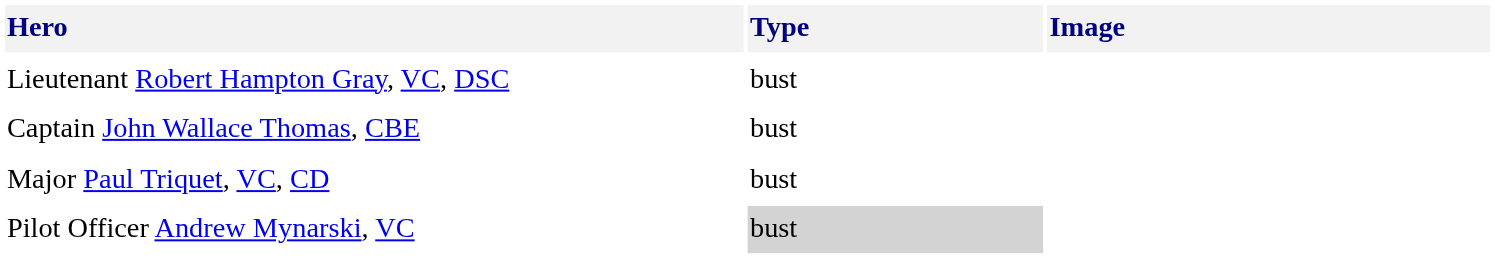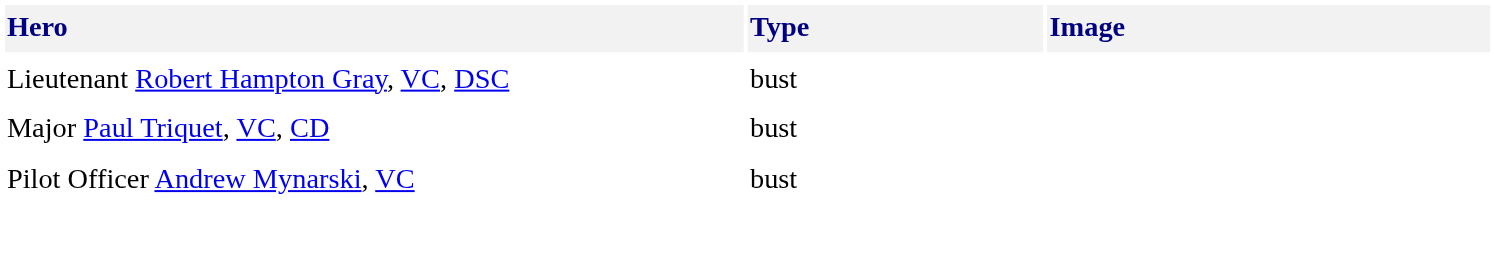- row: (214, 127)
(774, 228) lightgrey background -> (774, 178) no background
